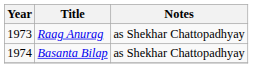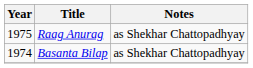(20, 33) 1973 -> (20, 33) 1975
